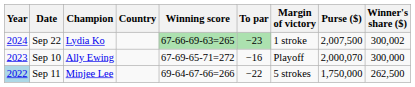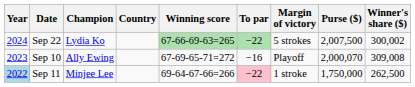(254, 40) −23 -> (254, 40) −22
(290, 40) 1 stroke -> (292, 40) 5 strokes
(388, 57) 300,000 -> (388, 57) 309,008
(254, 73) no background -> (254, 73) pink background
(292, 73) 5 strokes -> (290, 73) 1 stroke
